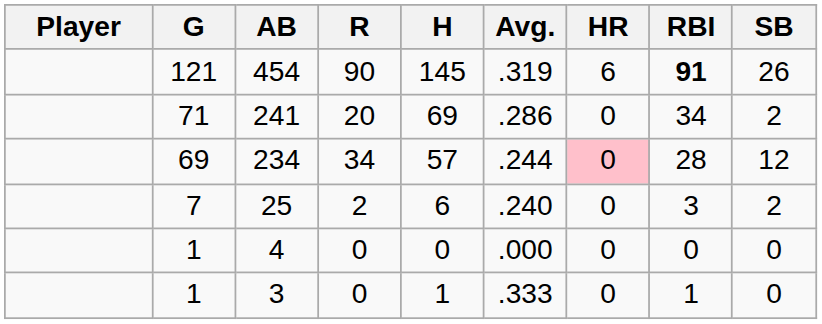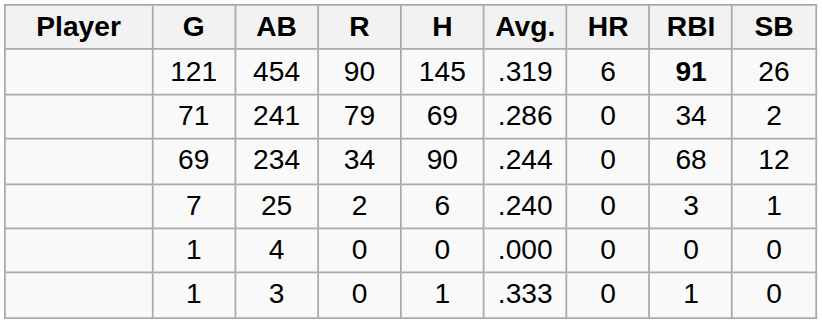(359, 116) 20 -> (359, 116) 79
(442, 160) 57 -> (442, 160) 90
(608, 160) pink background -> (608, 160) no background
(691, 160) 28 -> (691, 160) 68
(774, 205) 2 -> (774, 205) 1
